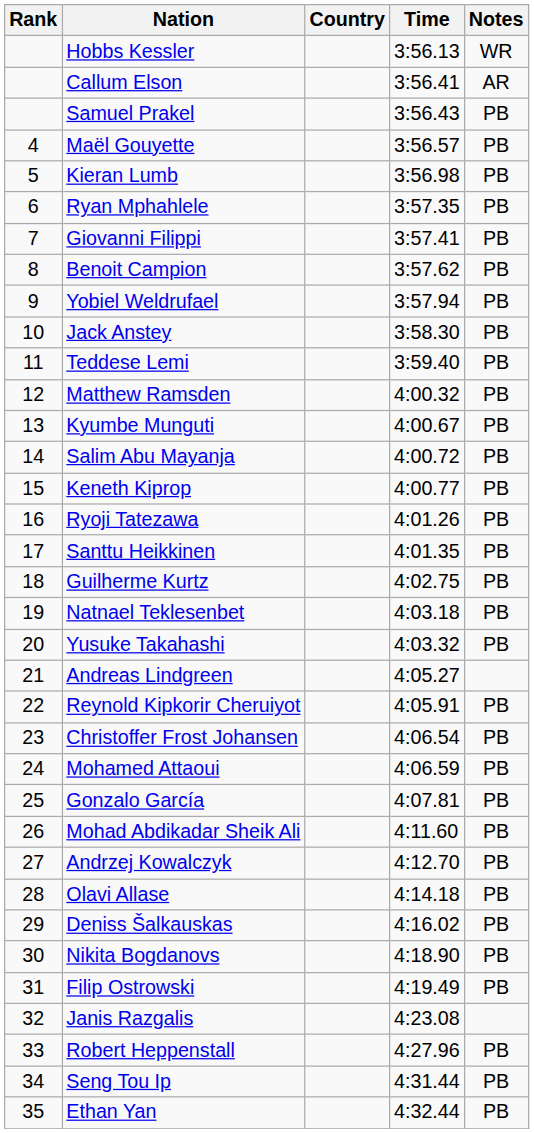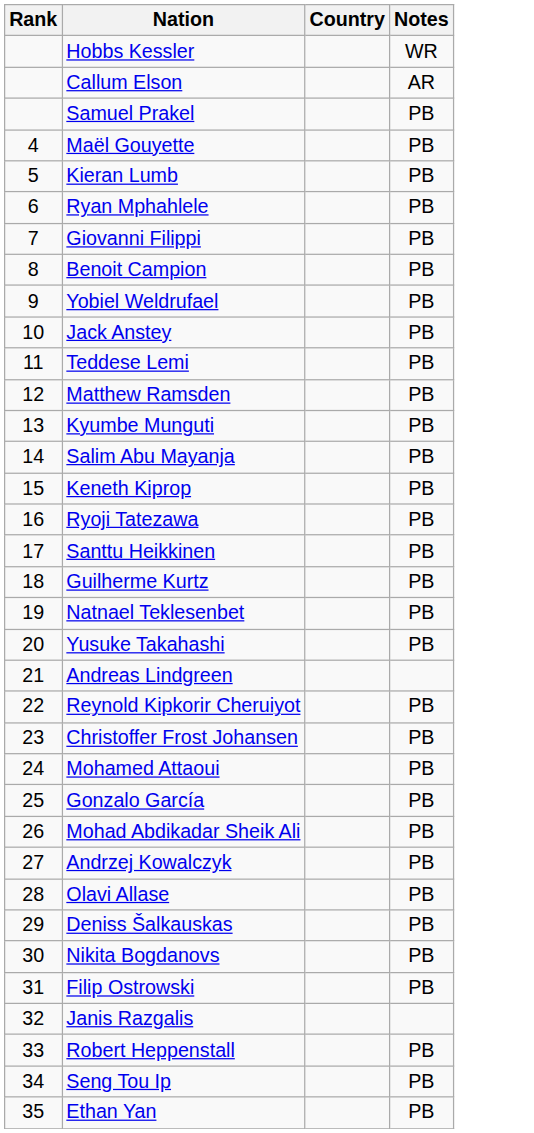- column: (427, 20)
